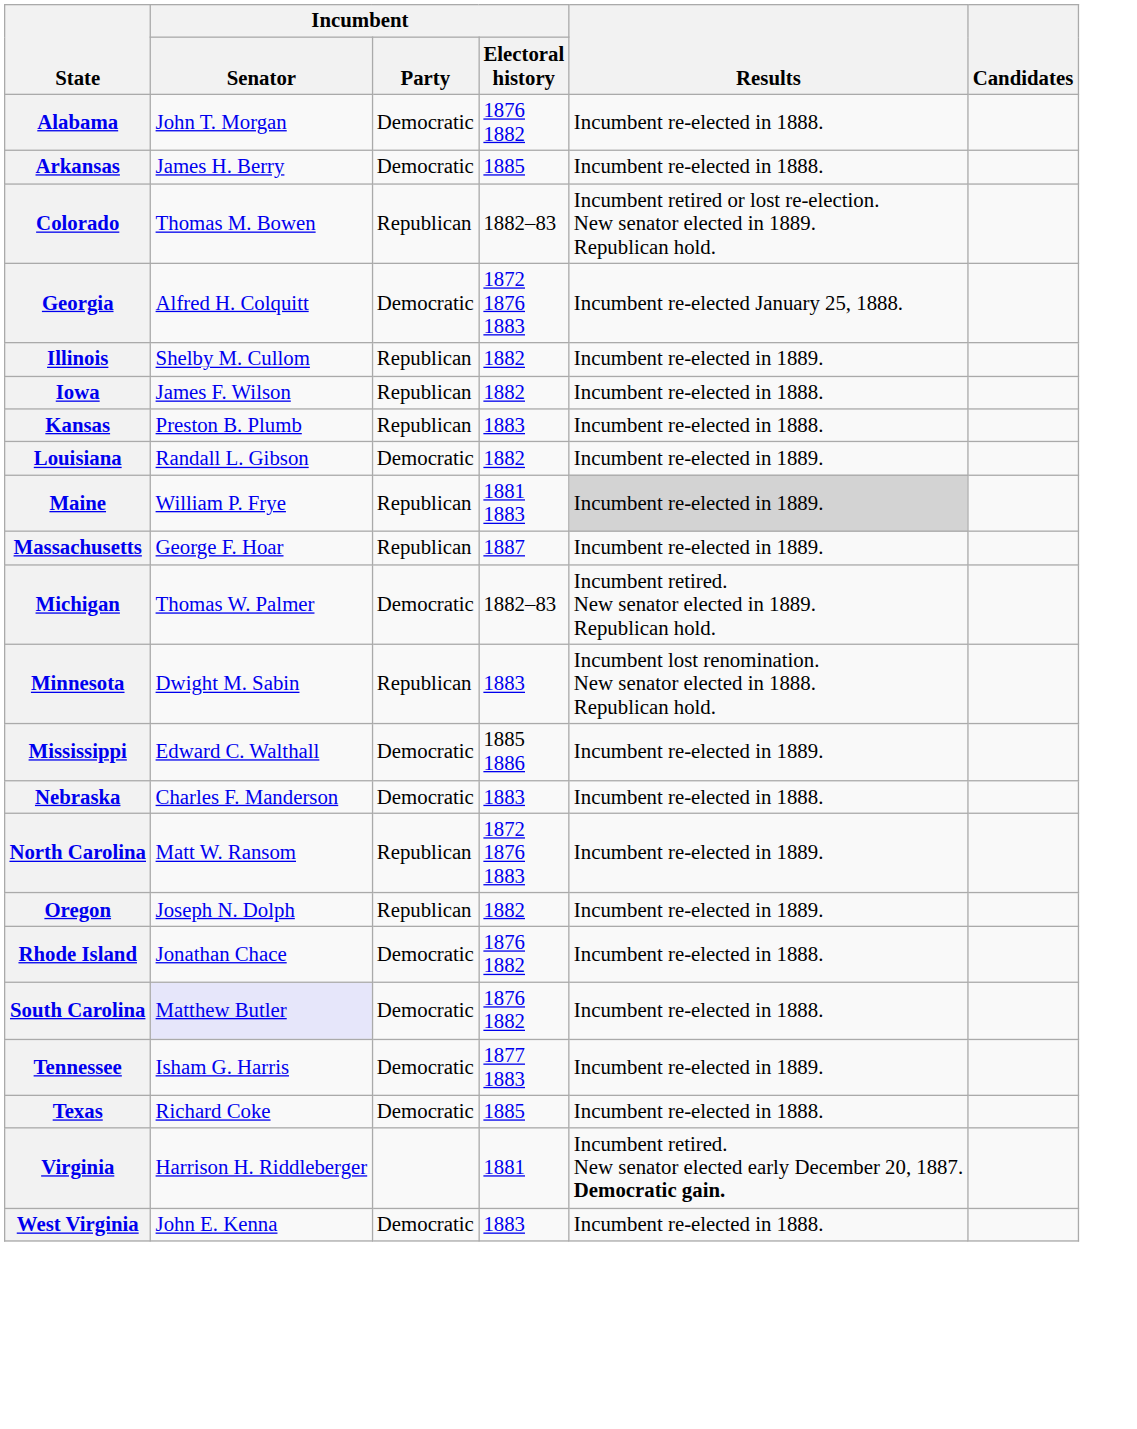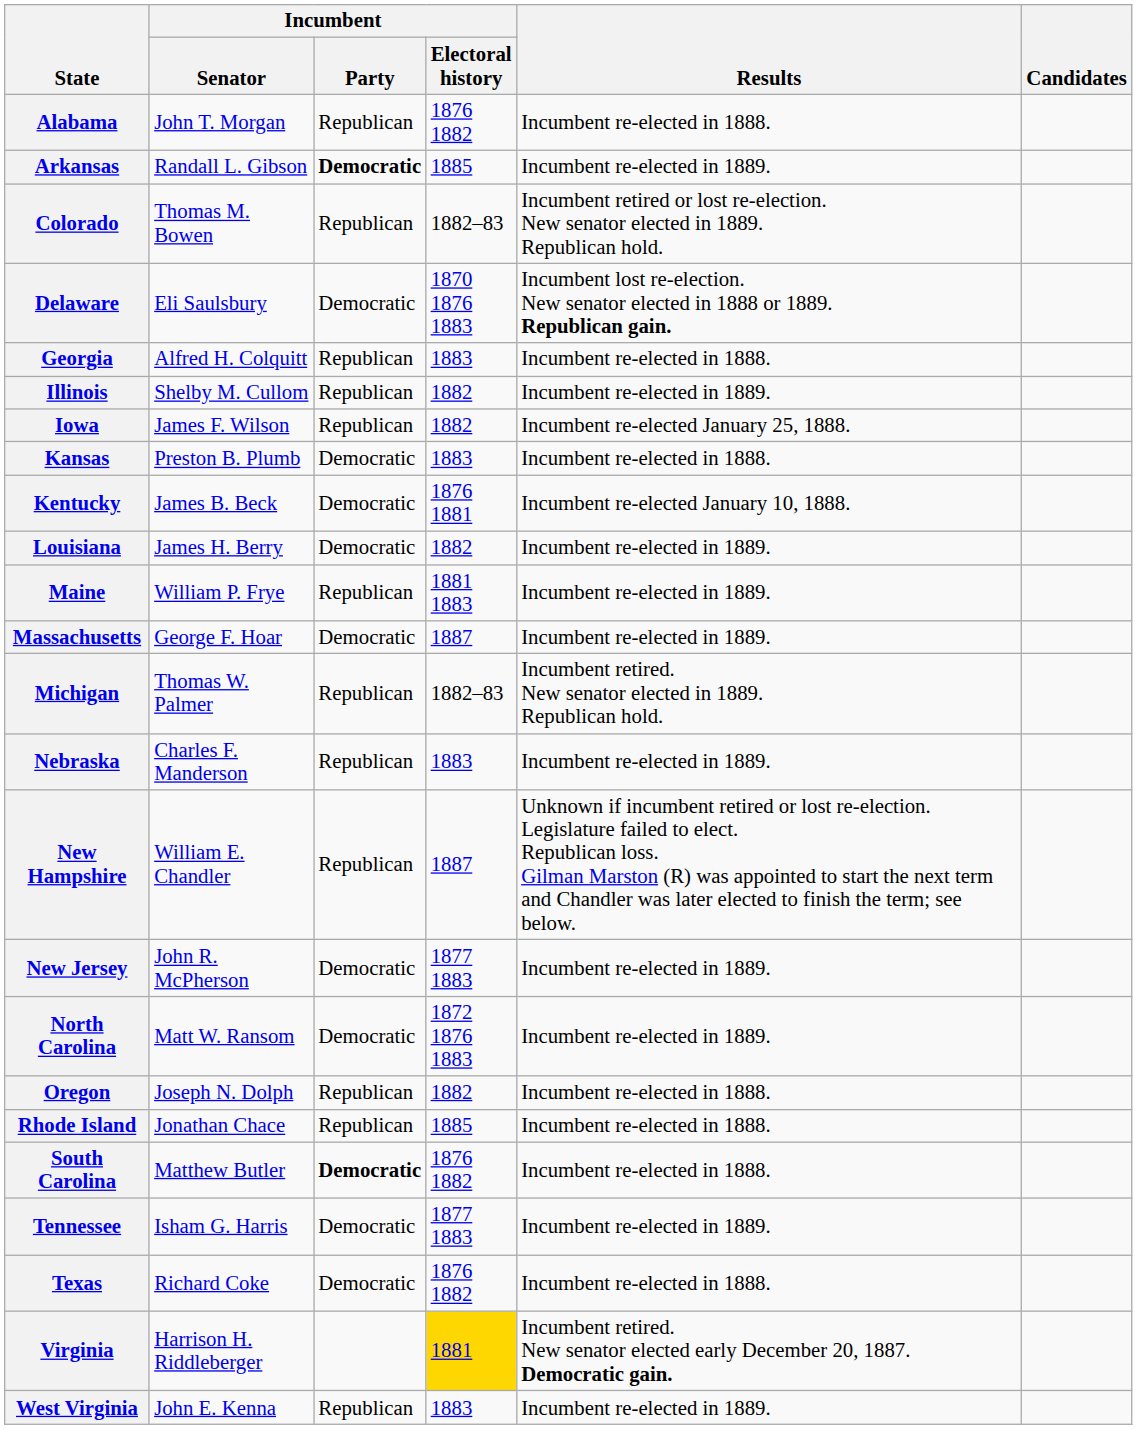(425, 122) Democratic -> (366, 122) Republican
(220, 166) James H. Berry -> (231, 166) Randall L. Gibson
(425, 166) normal -> (370, 166) bold
(699, 166) Incumbent re-elected in 1888. -> (646, 166) Incumbent re-elected in 1889.
+ row: (77, 302)
(425, 302) Democratic -> (366, 359) Republican
(504, 302) 1872 1876 1883 -> (452, 359) 1883
(738, 302) Incumbent re-elected January 25, 1888. -> (646, 359) Incumbent re-elected in 1888.
(699, 392) Incumbent re-elected in 1888. -> (686, 425) Incumbent re-elected January 25, 1888.
(424, 425) Republican -> (367, 458) Democratic
+ row: (77, 502)
(232, 458) Randall L. Gibson -> (219, 547) James H. Berry
(699, 502) lightgrey background -> (646, 592) no background
(424, 547) Republican -> (367, 637) Democratic
(425, 604) Democratic -> (366, 693) Republican
- row: (78, 683)
- row: (78, 751)
(425, 796) Democratic -> (366, 761) Republican
(699, 796) Incumbent re-elected in 1888. -> (646, 761) Incumbent re-elected in 1889.
+ row: (77, 864)
+ row: (77, 967)
(424, 852) Republican -> (367, 1035) Democratic
(699, 909) Incumbent re-elected in 1889. -> (646, 1092) Incumbent re-elected in 1888.
(425, 954) Democratic -> (366, 1125) Republican
(504, 954) 1876 1882 -> (452, 1125) 1885
(221, 1010) lavender background -> (220, 1170) no background
(425, 1010) normal -> (370, 1170) bold
(504, 1111) 1885 -> (452, 1282) 1876 1882
(504, 1167) no background -> (452, 1350) gold background
(425, 1224) Democratic -> (366, 1407) Republican
(699, 1224) Incumbent re-elected in 1888. -> (646, 1407) Incumbent re-elected in 1889.
